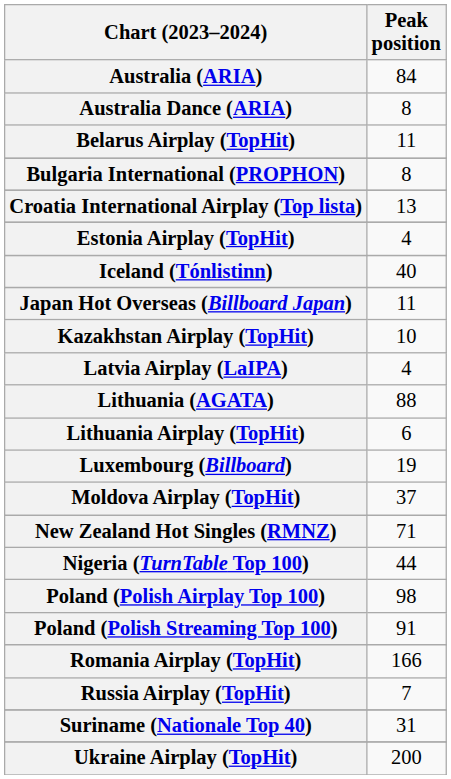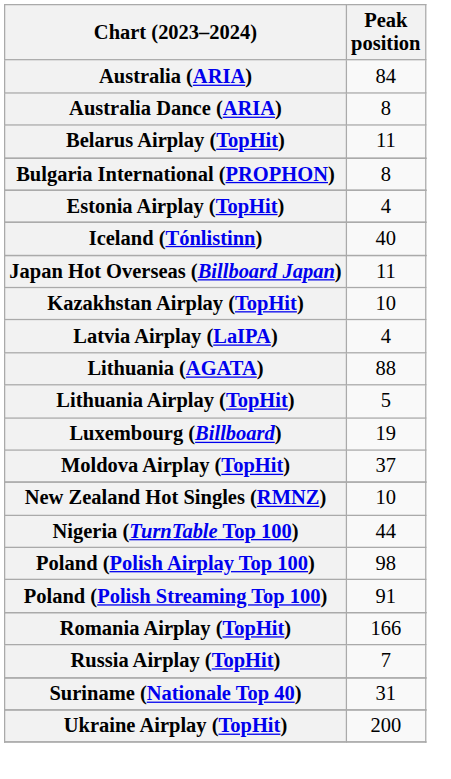- row: (186, 206)
(406, 433) 6 -> (386, 401) 5
(406, 530) 71 -> (386, 498) 10
